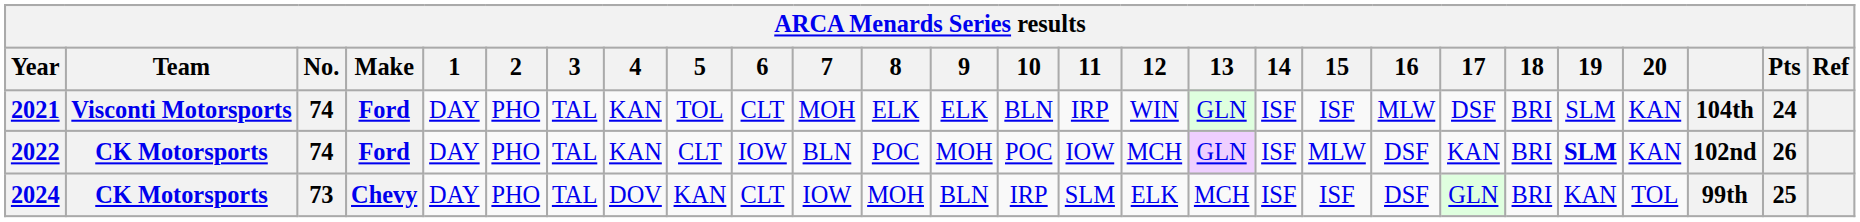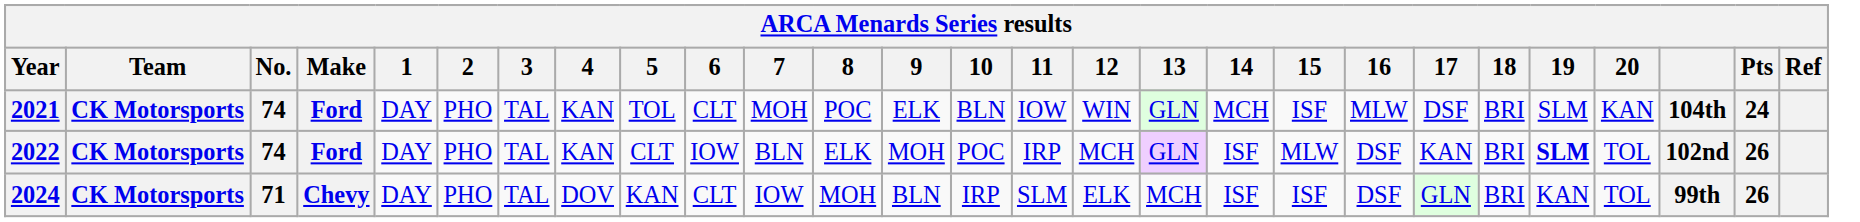(182, 109) Visconti Motorsports -> (158, 109) CK Motorsports
(896, 109) ELK -> (848, 109) POC
(1090, 109) IRP -> (1042, 109) IOW
(1279, 109) ISF -> (1241, 109) MCH
(896, 152) POC -> (848, 152) ELK
(1090, 152) IOW -> (1042, 152) IRP
(1655, 152) KAN -> (1627, 152) TOL
(321, 194) 73 -> (274, 194) 71
(1785, 194) 25 -> (1757, 194) 26
